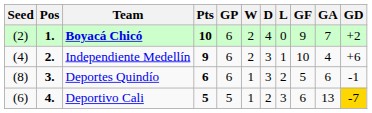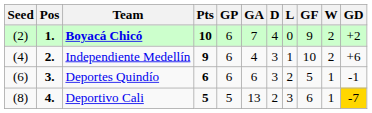columns swapped: (251, 14) <-> (328, 14)
(21, 77) (8) -> (21, 77) (6)
(21, 98) (6) -> (21, 98) (8)
